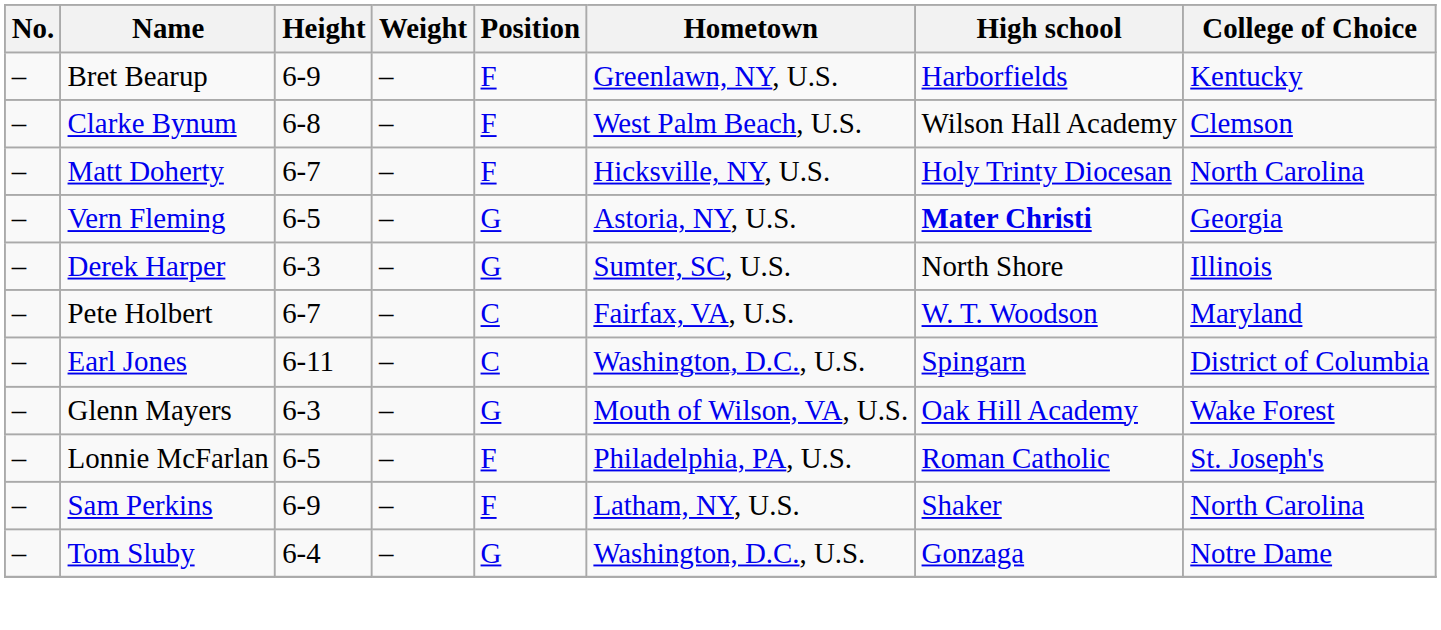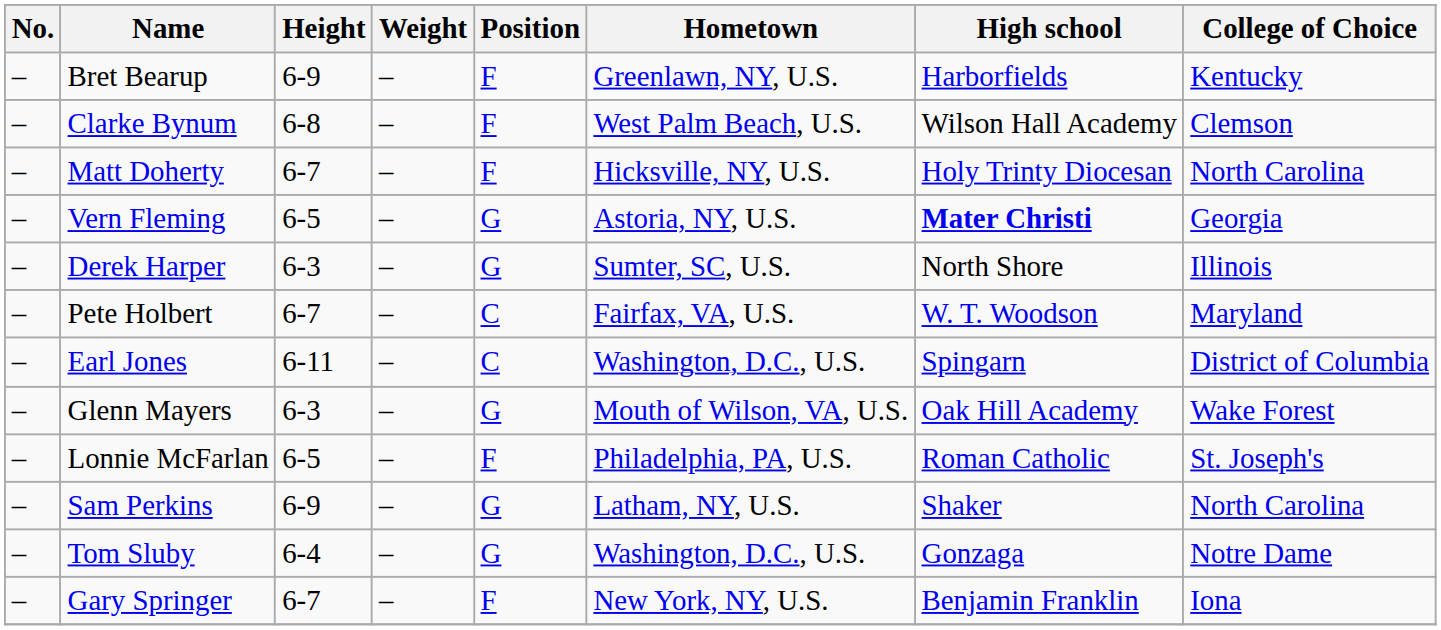(489, 504) F -> (491, 504) G
+ row: (150, 599)
